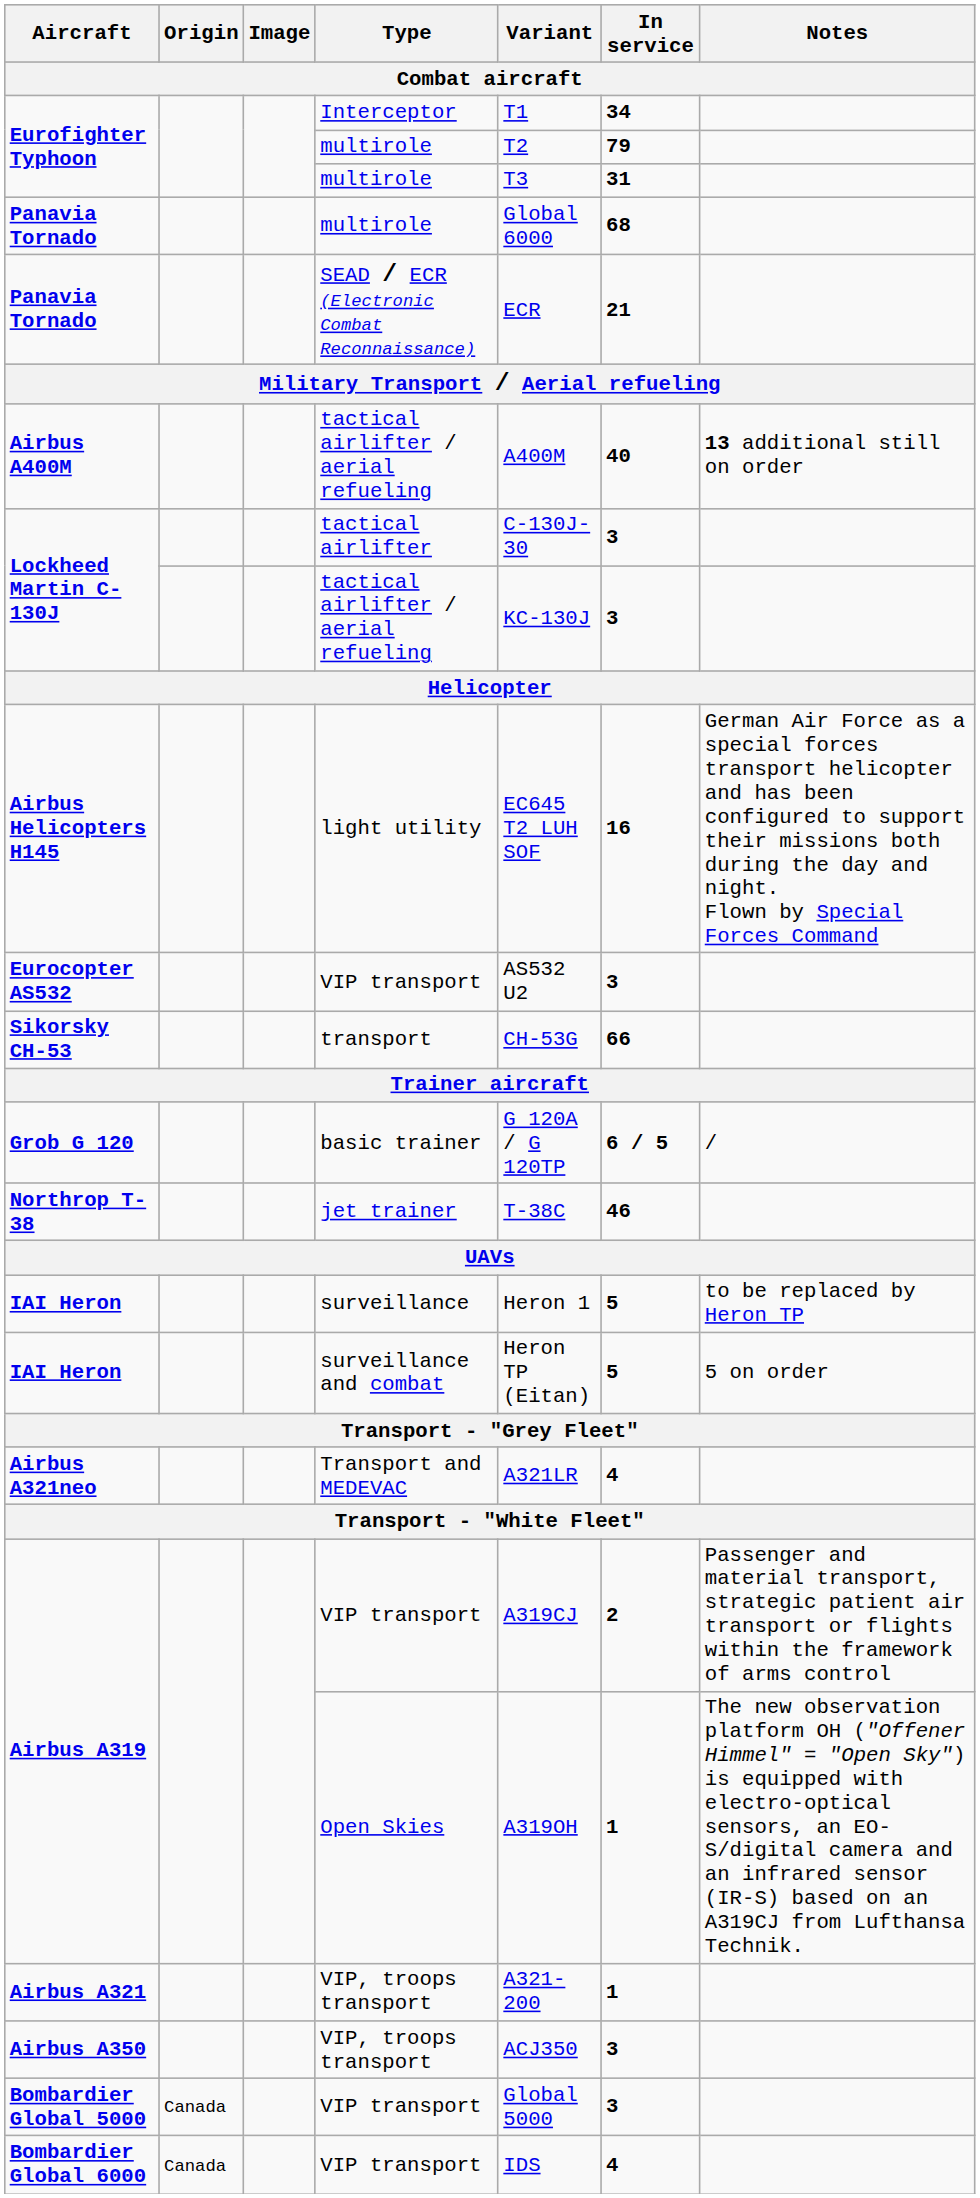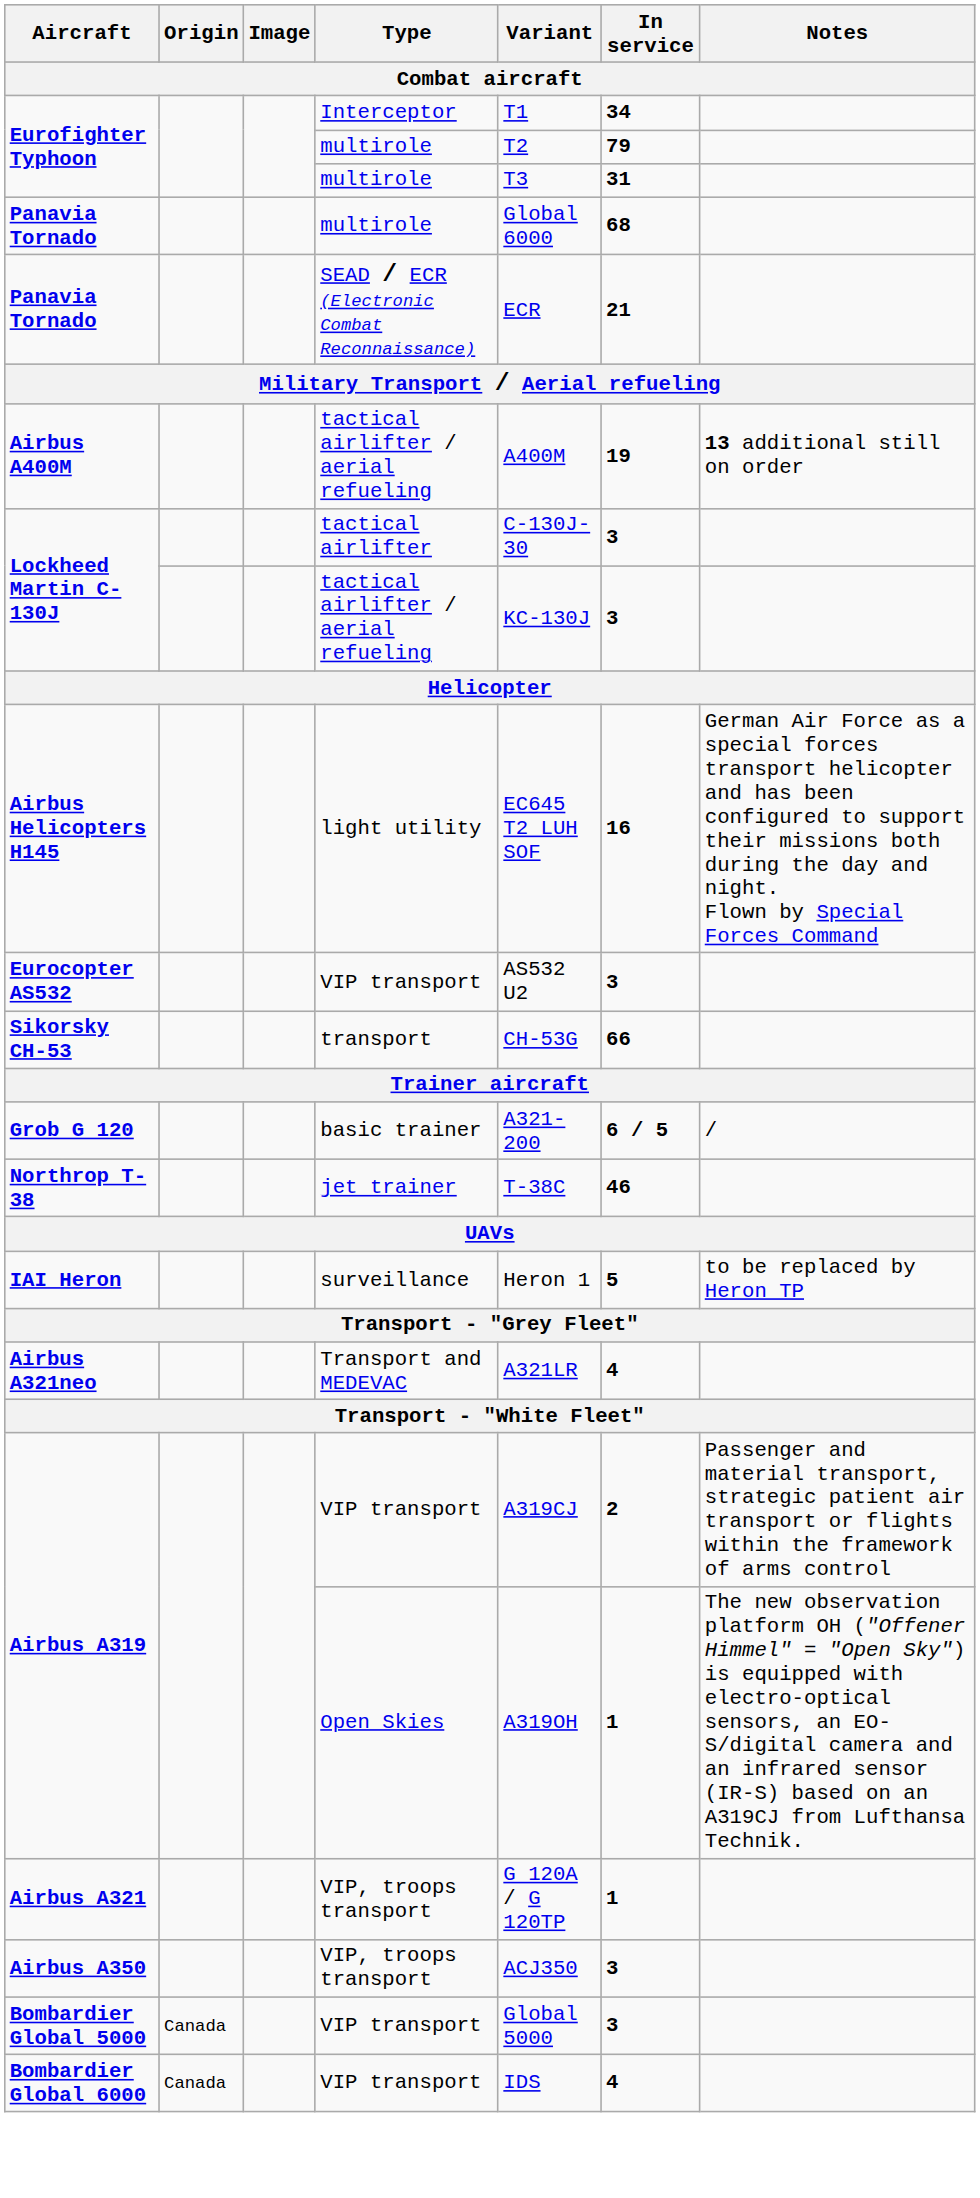(618, 456) 40 -> (618, 456) 19
(541, 1143) G 120A / G 120TP -> (534, 1131) A321-200
- row: (66, 1373)
(534, 1992) A321-200 -> (541, 1899) G 120A / G 120TP
